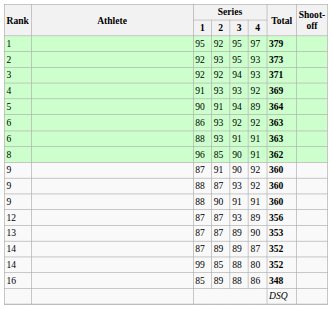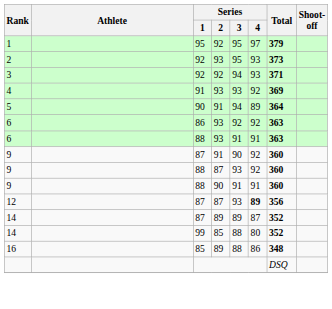- row: (9, 154)
(255, 217) normal -> (255, 202) bold
- row: (11, 233)
